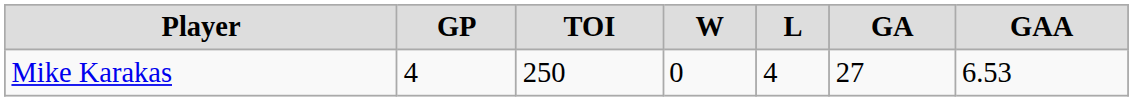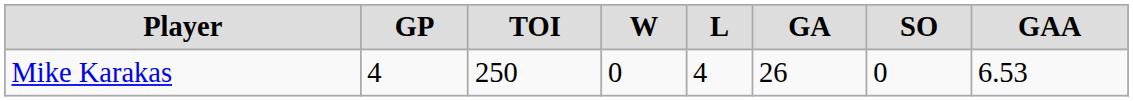+ column: (919, 27)
(850, 72) 27 -> (773, 72) 26
